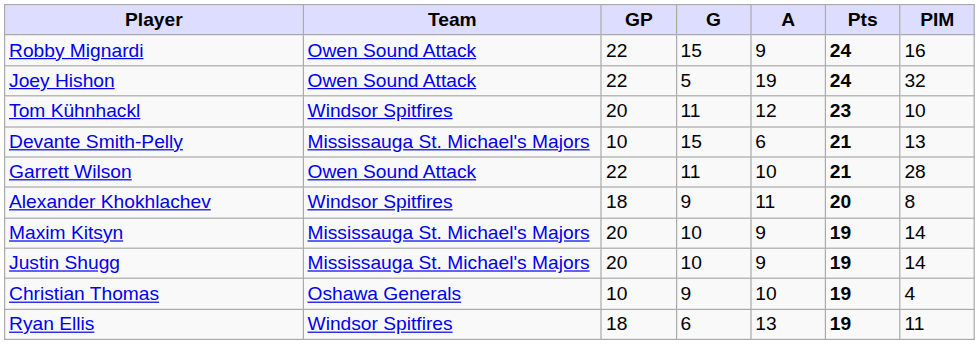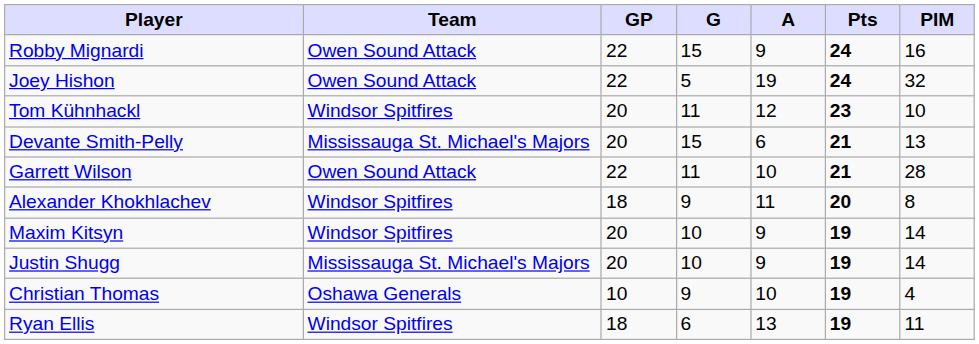(617, 141) 10 -> (617, 141) 20
(449, 232) Mississauga St. Michael's Majors -> (380, 232) Windsor Spitfires
